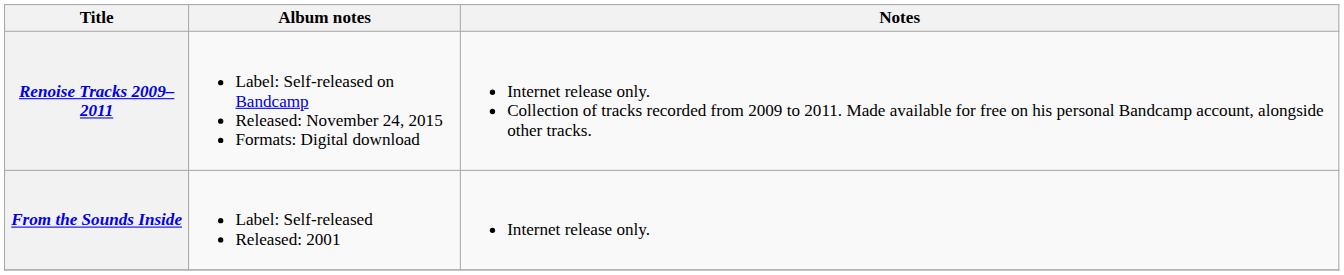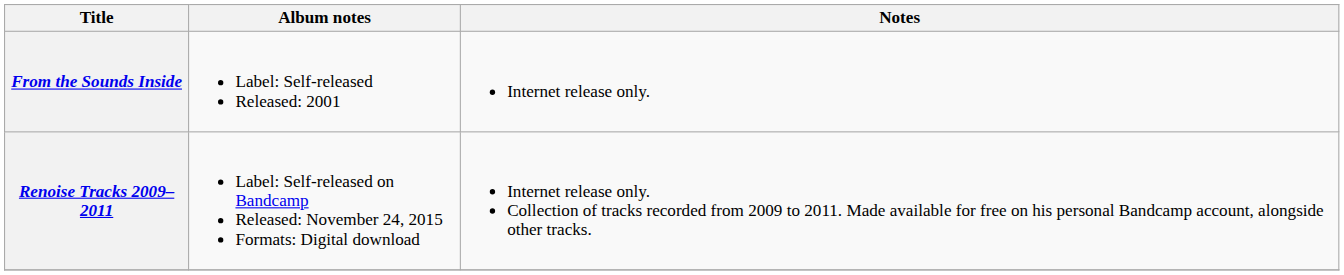rows swapped: (97, 220) <-> (97, 100)
